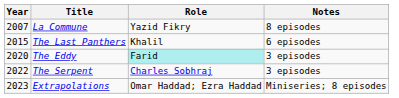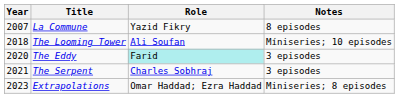- row: (79, 41)
+ row: (79, 41)
(17, 71) 2022 -> (17, 71) 2021
